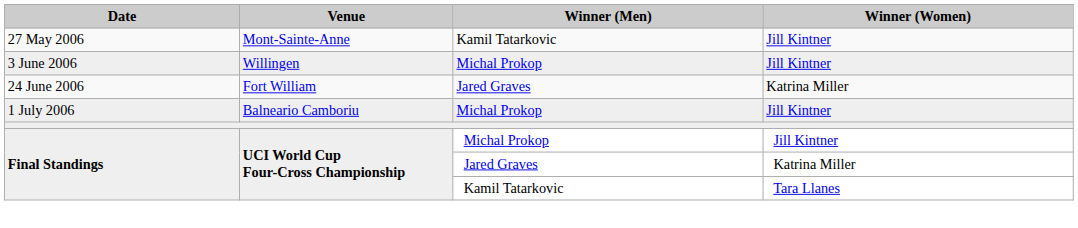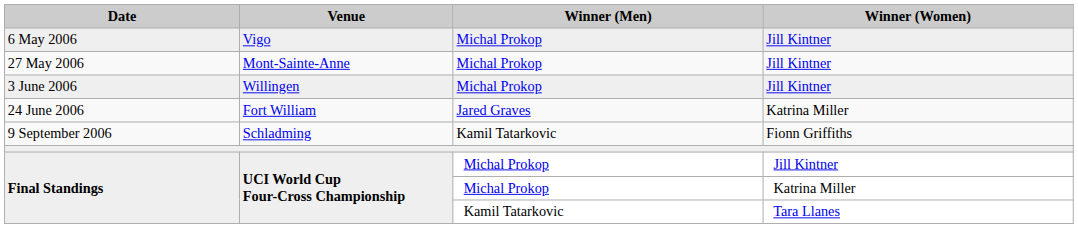+ row: (42, 40)
(506, 40) Kamil Tatarkovic -> (499, 63) Michal Prokop
- row: (41, 110)
+ row: (60, 134)
(497, 164) Jared Graves -> (503, 188) Michal Prokop
